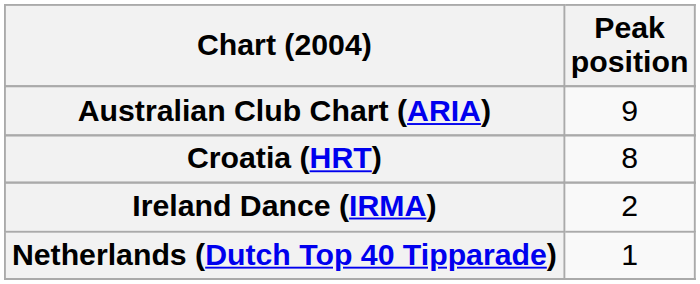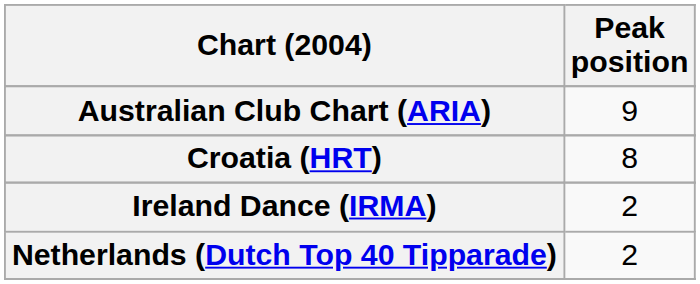(630, 254) 1 -> (630, 254) 2
